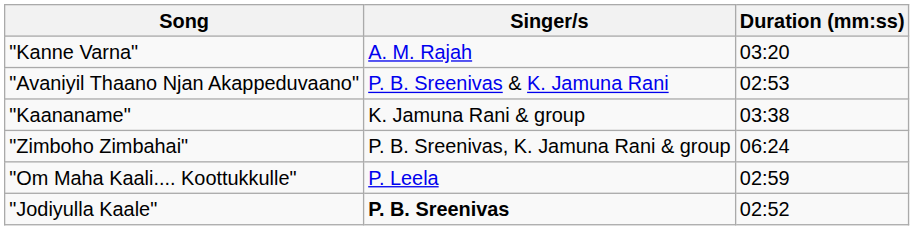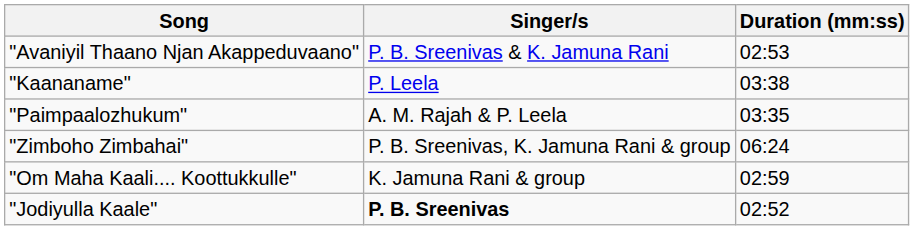- row: (74, 52)
(477, 115) K. Jamuna Rani & group -> (403, 84) P. Leela
+ row: (98, 115)
(403, 178) P. Leela -> (477, 178) K. Jamuna Rani & group
